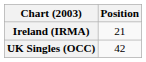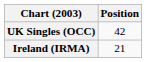rows swapped: (51, 31) <-> (51, 48)
